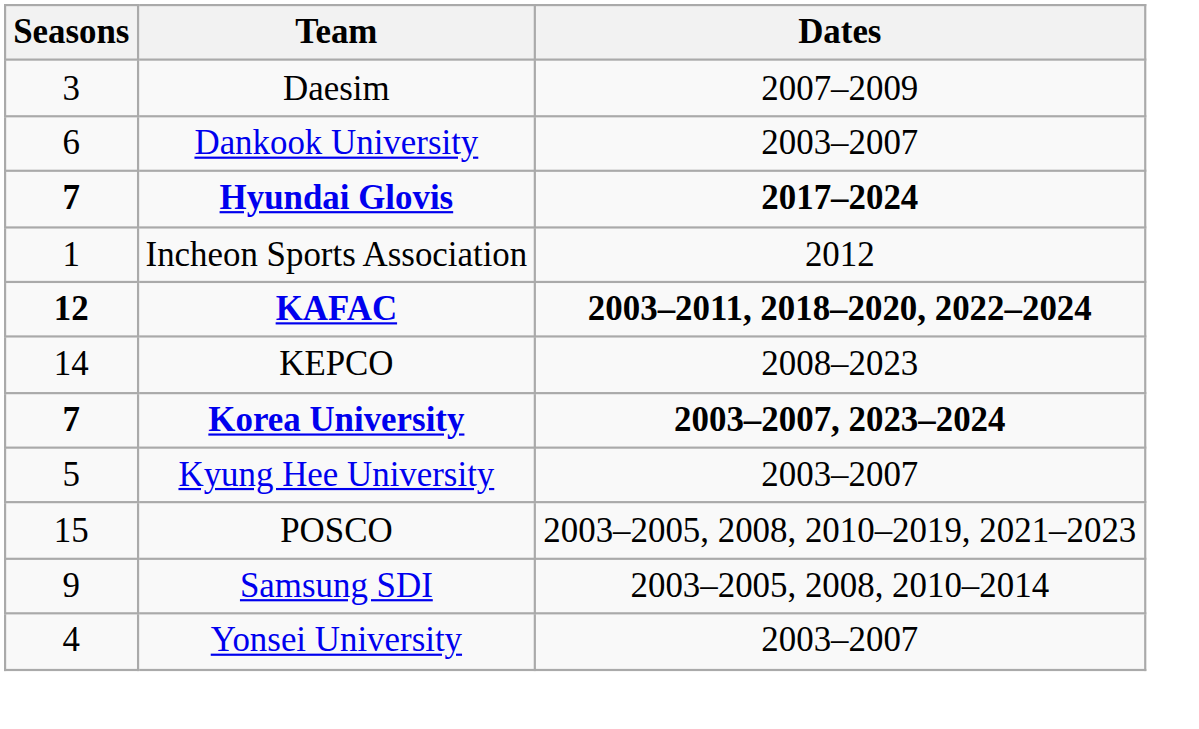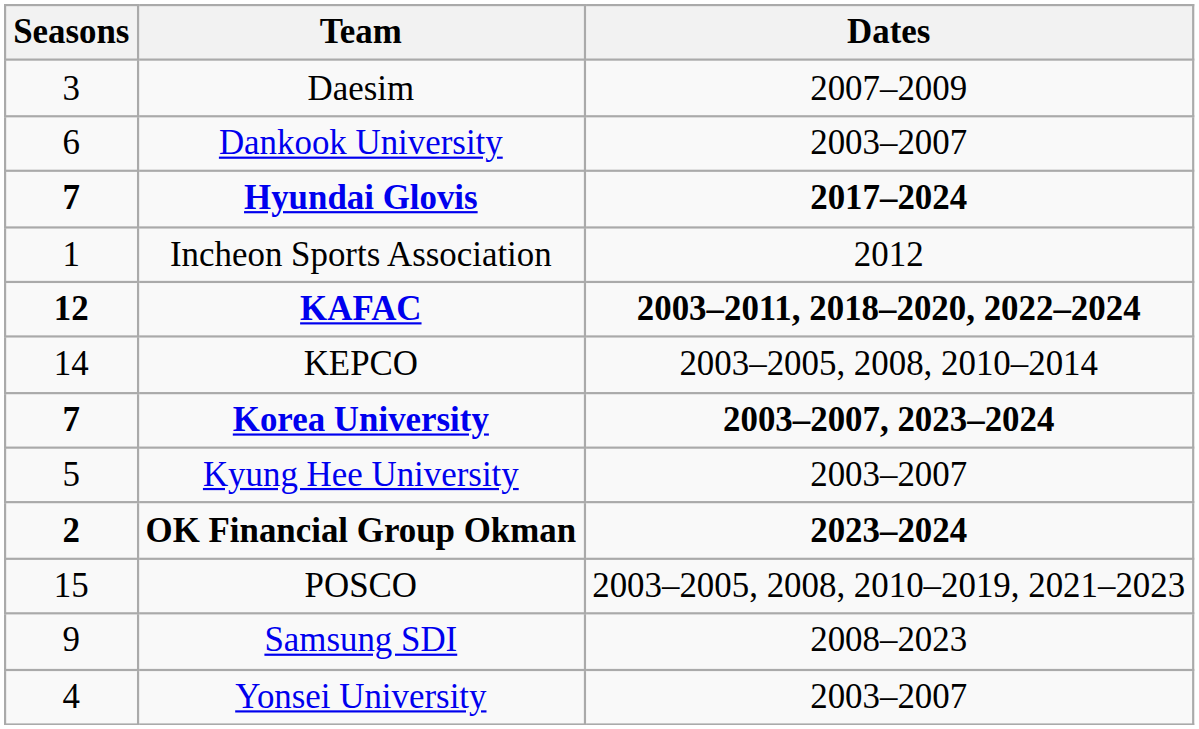(840, 364) 2008–2023 -> (889, 364) 2003–2005, 2008, 2010–2014
+ row: (361, 530)
(840, 585) 2003–2005, 2008, 2010–2014 -> (889, 640) 2008–2023
